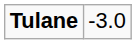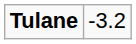(107, 21) -3.0 -> (107, 21) -3.2
